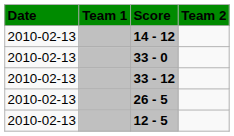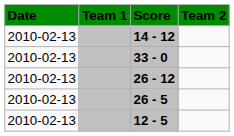+ row: (154, 79)
- row: (154, 79)
